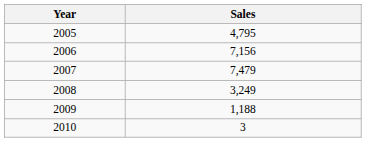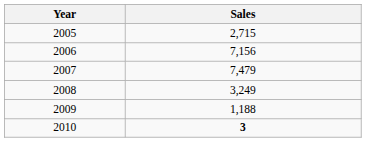(243, 33) 4,795 -> (243, 33) 2,715
(243, 128) normal -> (243, 128) bold
